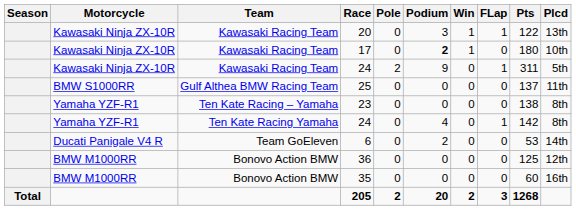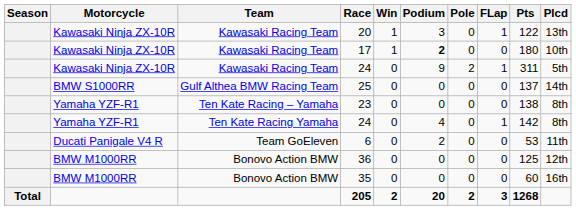columns swapped: (464, 13) <-> (389, 13)
(557, 86) 11th -> (557, 86) 14th
(557, 141) 14th -> (557, 141) 11th
